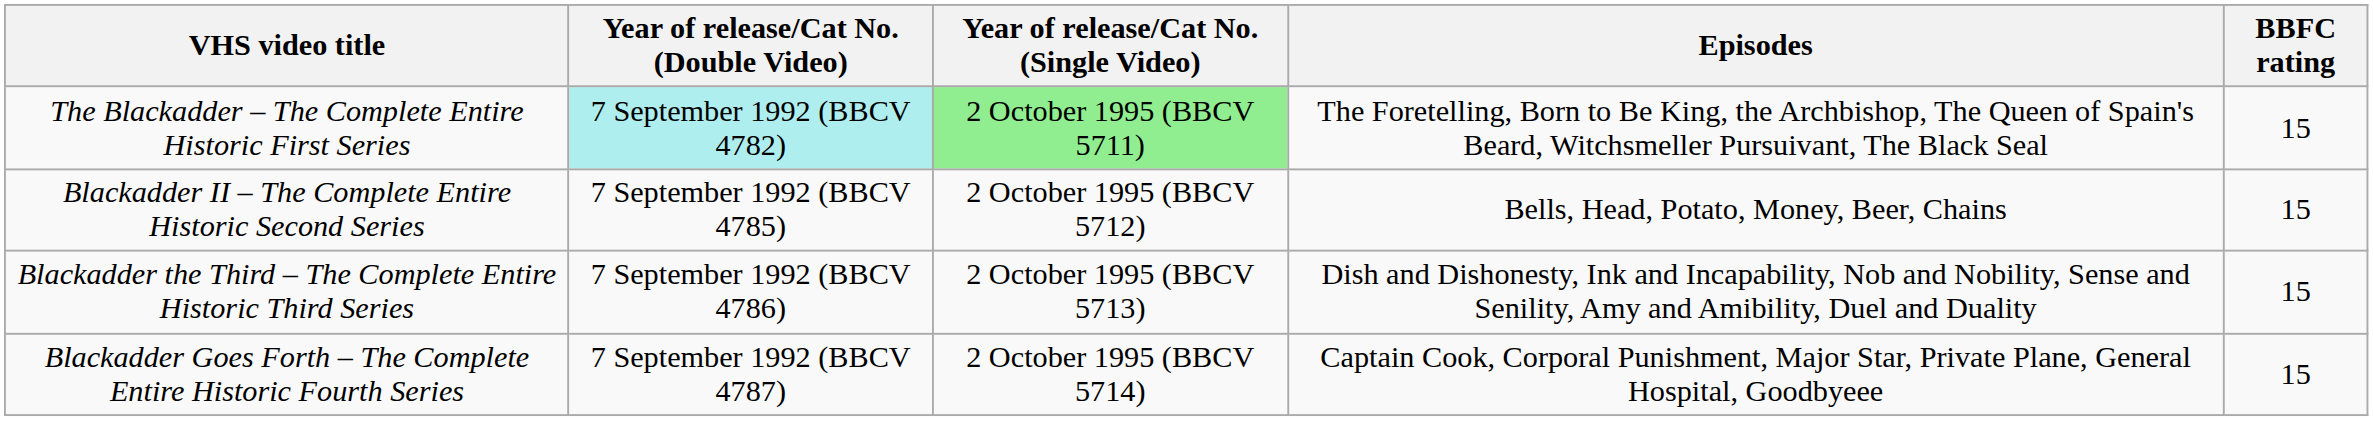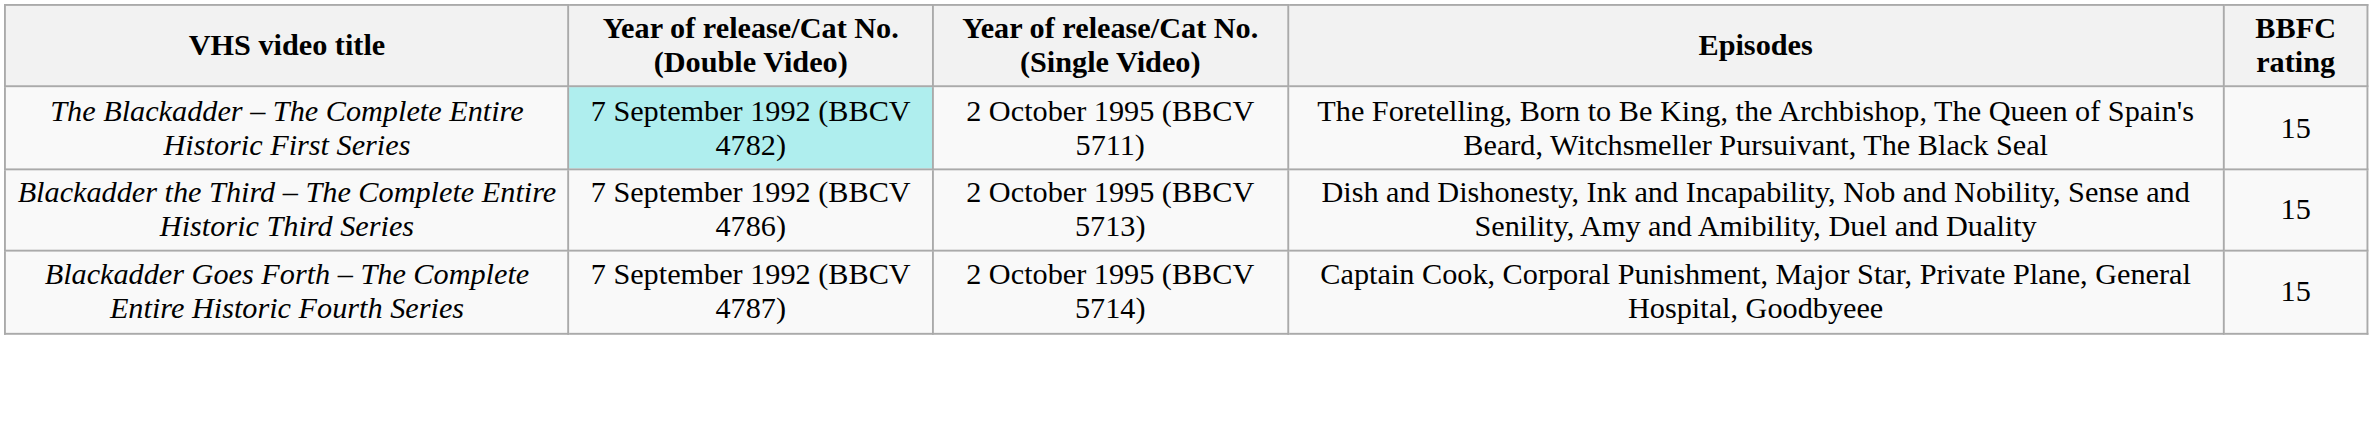(1110, 127) lightgreen background -> (1110, 127) no background
- row: (287, 209)
